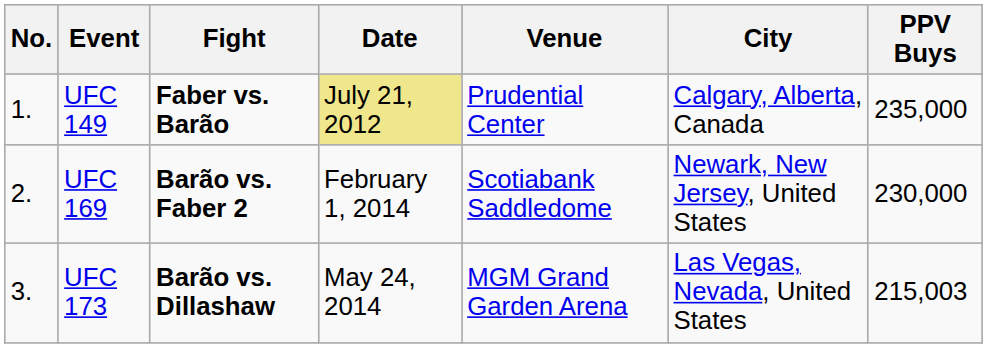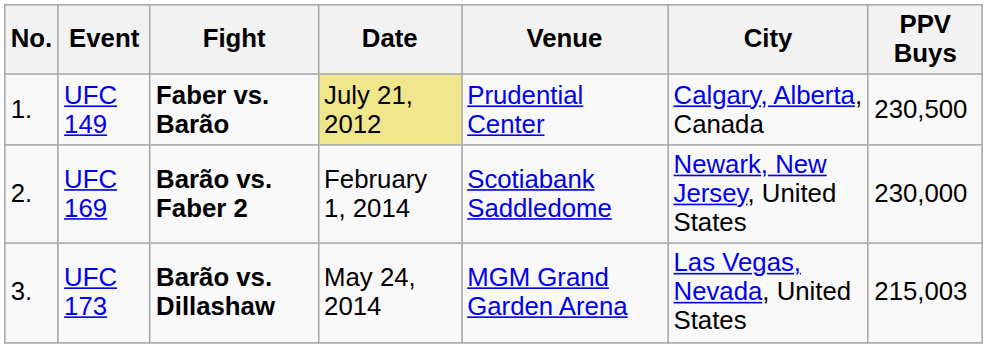(921, 109) 235,000 -> (921, 109) 230,500
